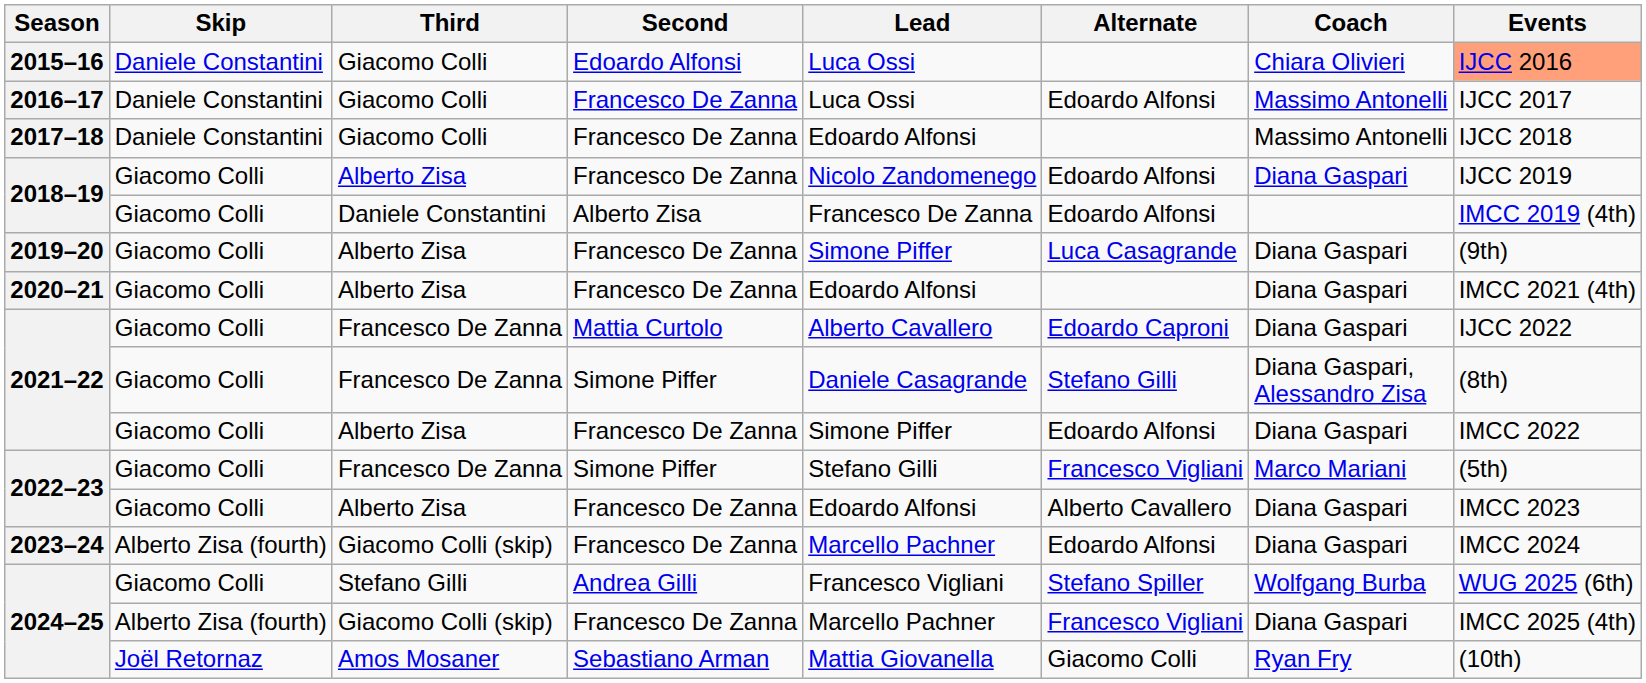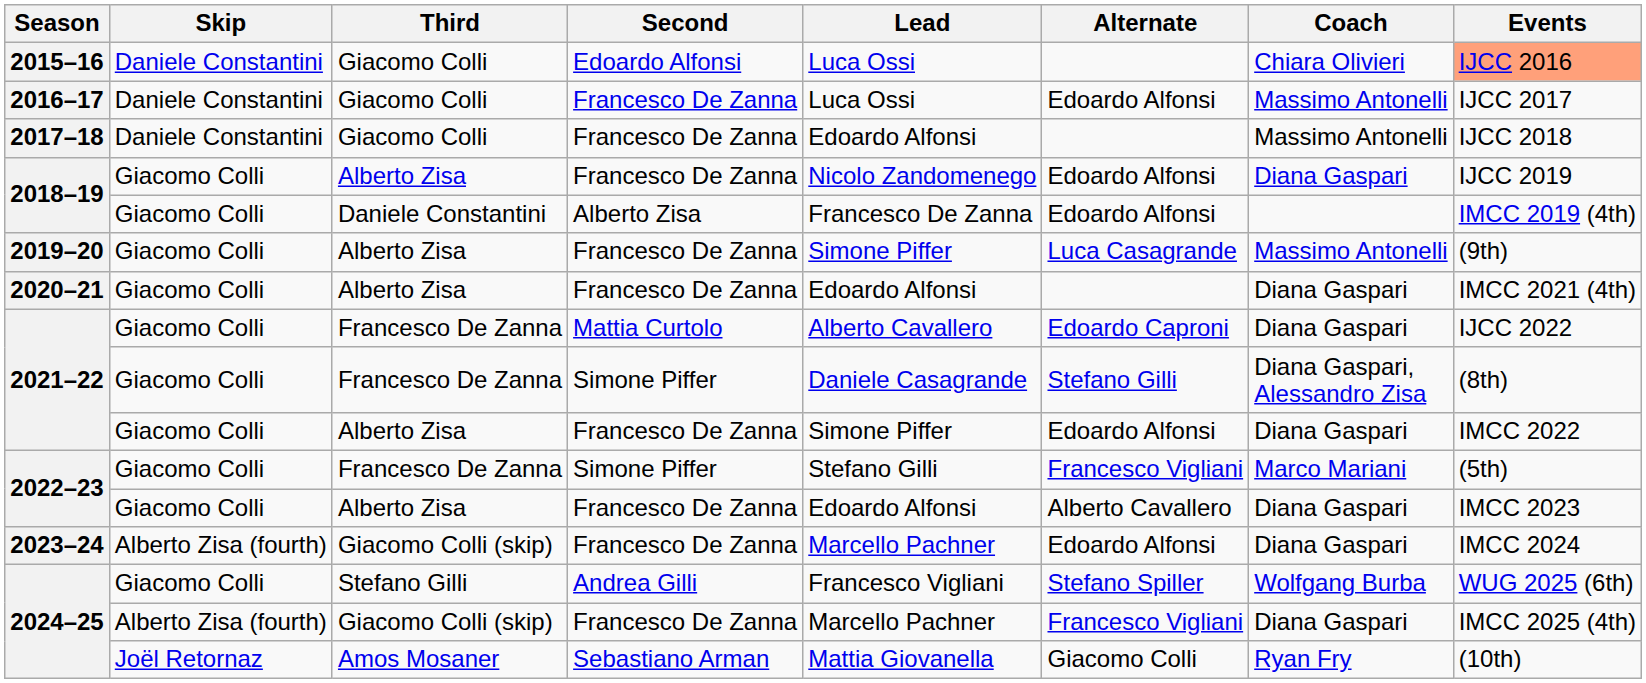(1331, 251) Diana Gaspari -> (1351, 251) Massimo Antonelli
